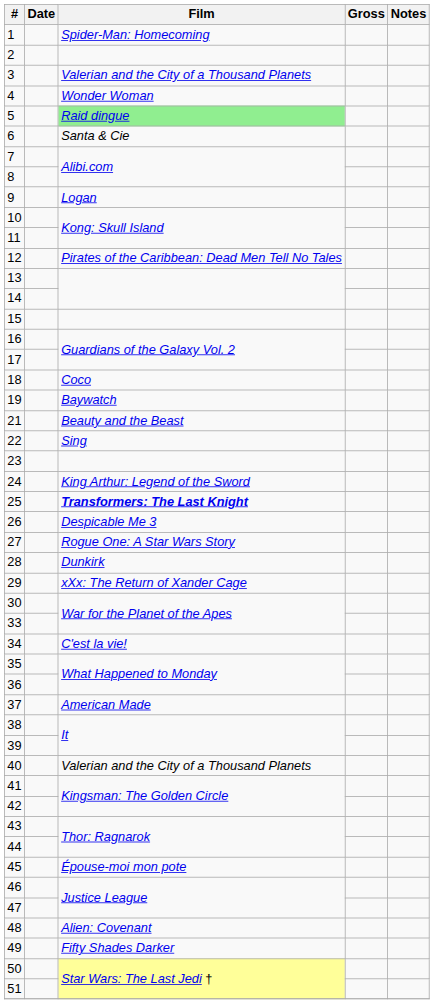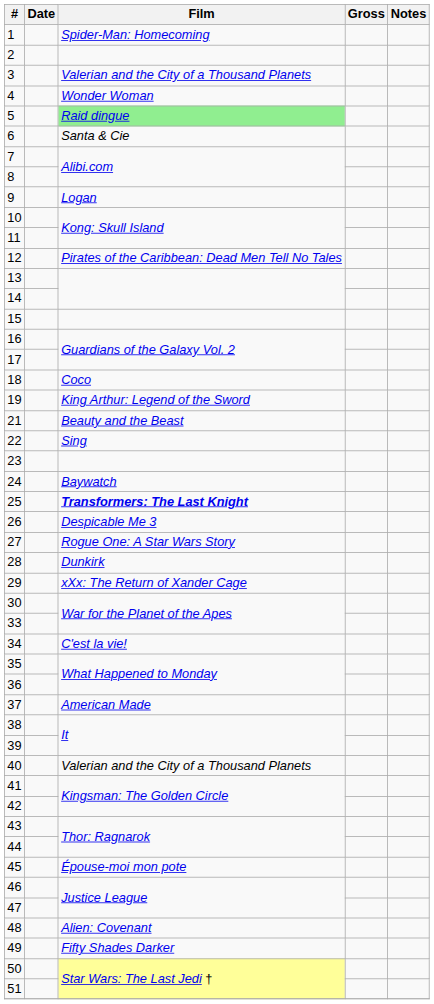(89, 400) Baywatch -> (156, 400) King Arthur: Legend of the Sword
(156, 481) King Arthur: Legend of the Sword -> (89, 481) Baywatch
